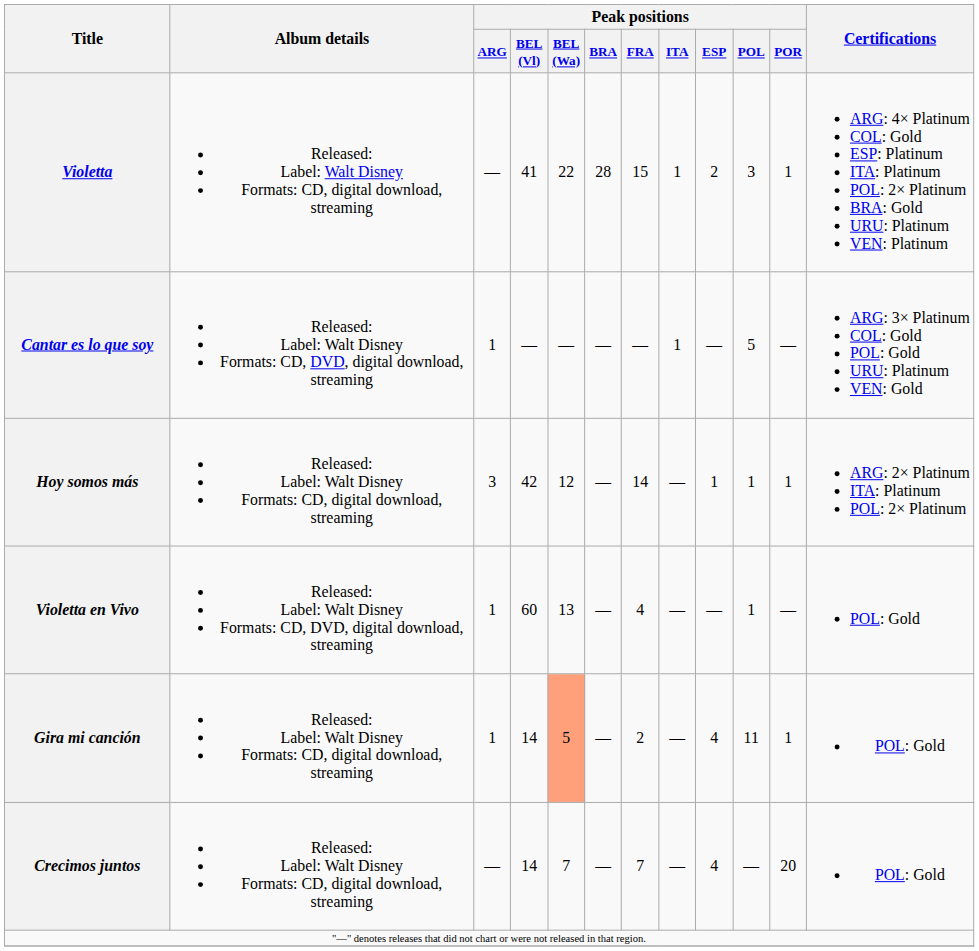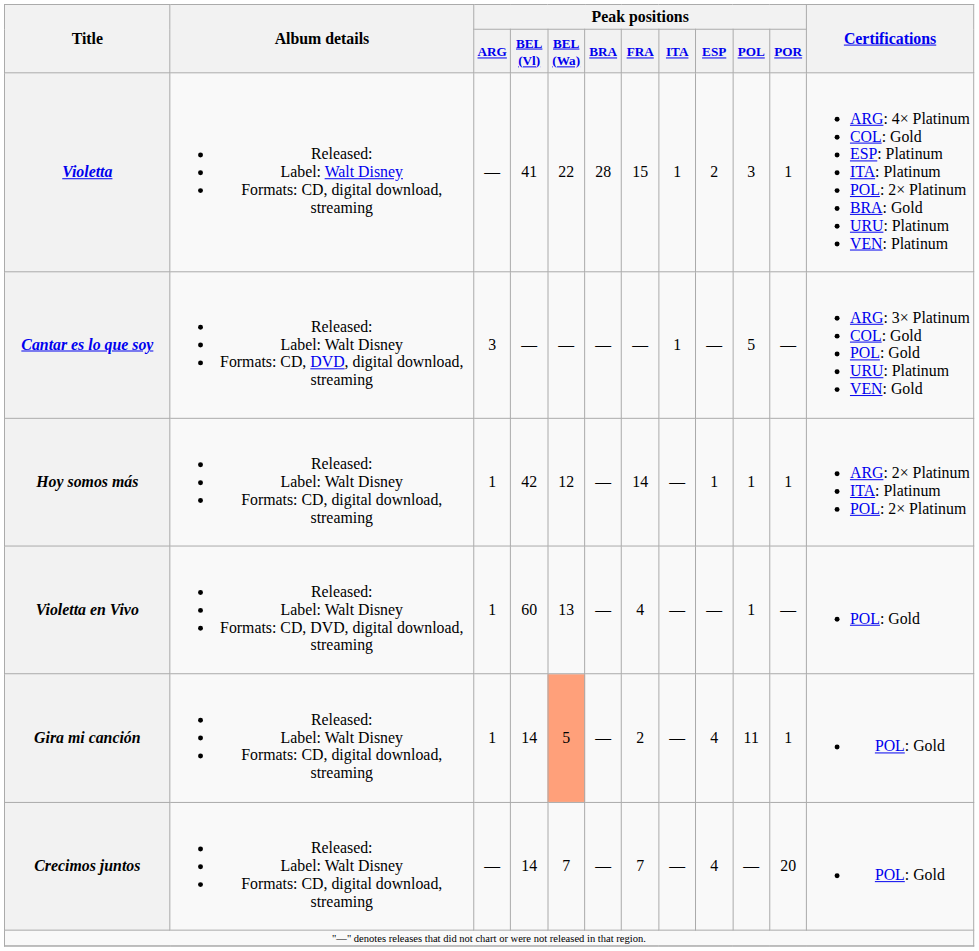(492, 344) 1 -> (492, 344) 3
(492, 481) 3 -> (492, 481) 1
